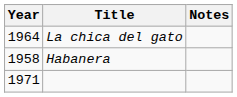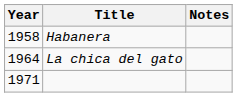rows swapped: (78, 59) <-> (115, 37)
